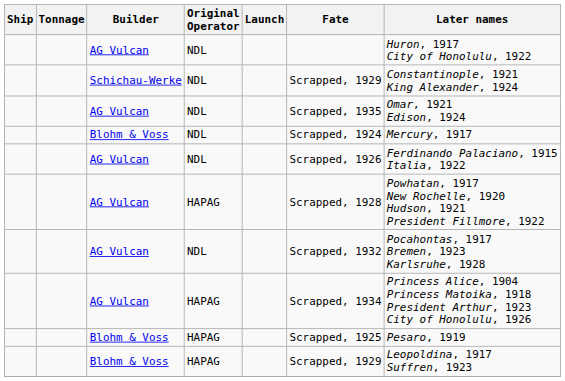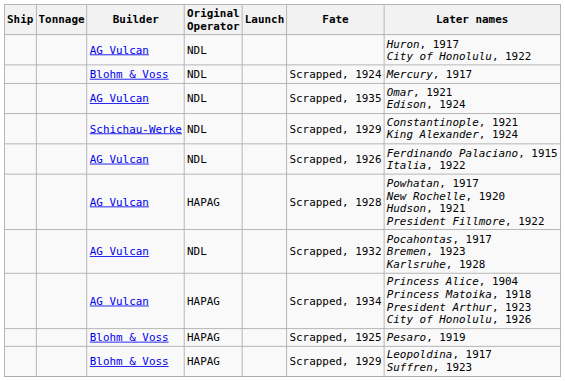rows swapped: (129, 135) <-> (136, 80)
